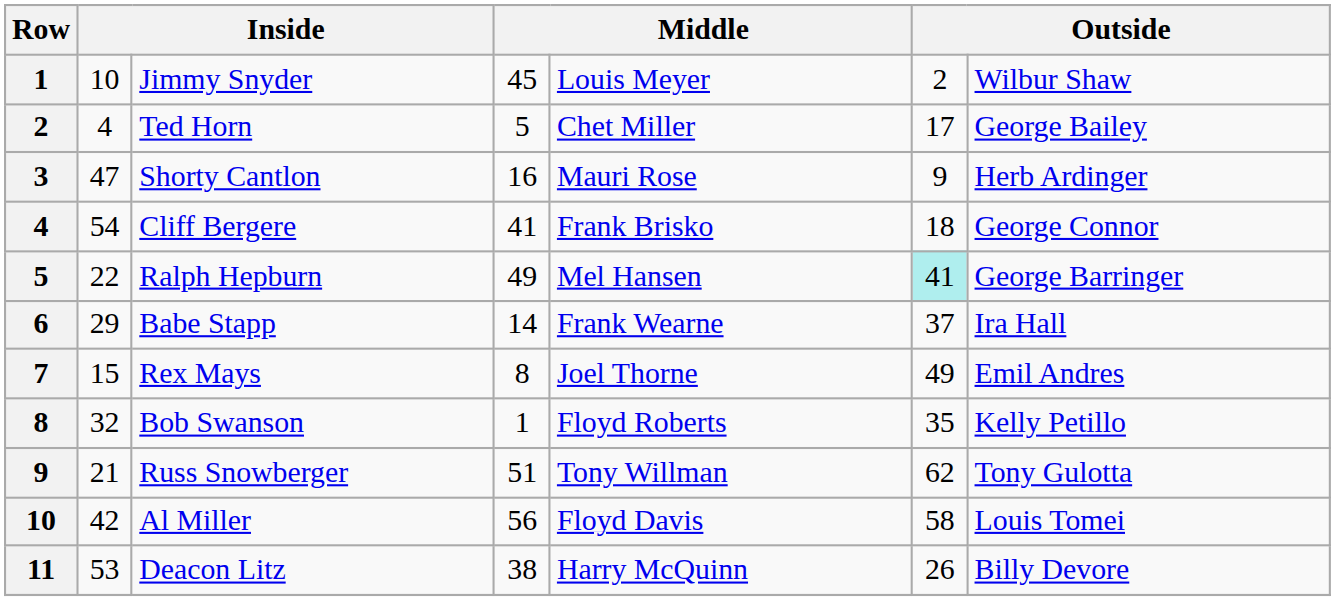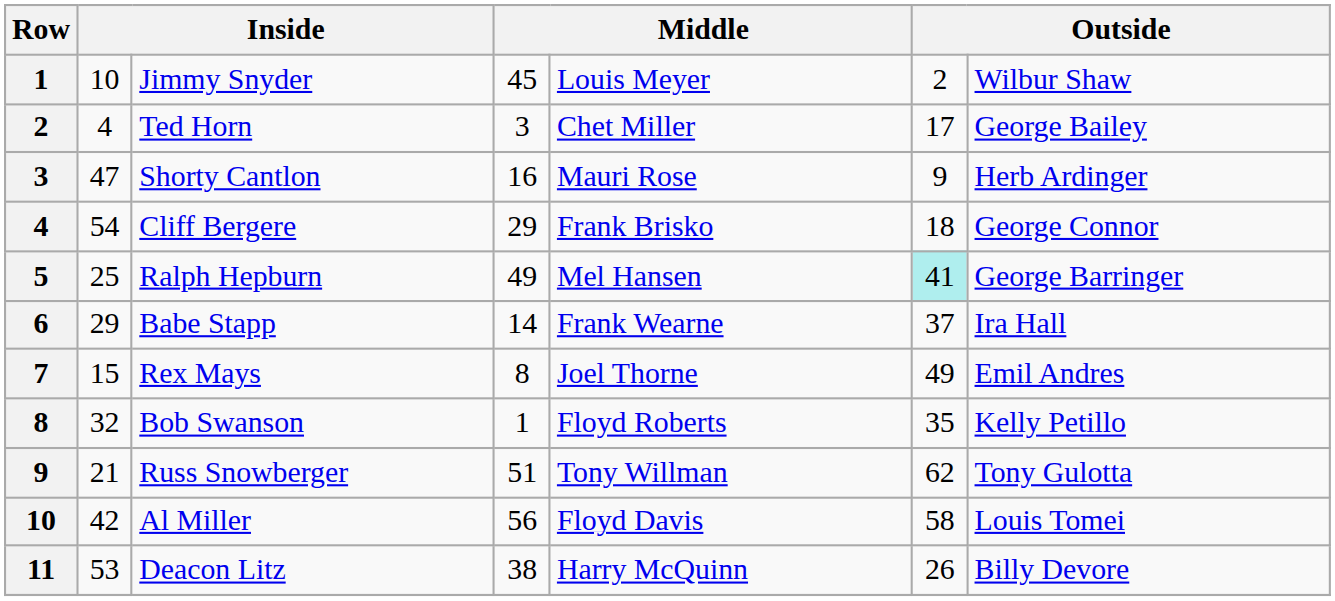(522, 127) 5 -> (522, 127) 3
(522, 226) 41 -> (522, 226) 29
(105, 275) 22 -> (105, 275) 25
